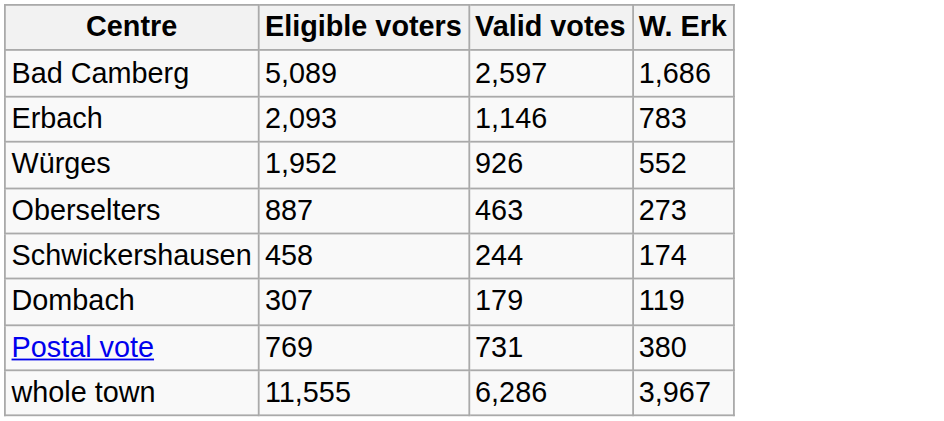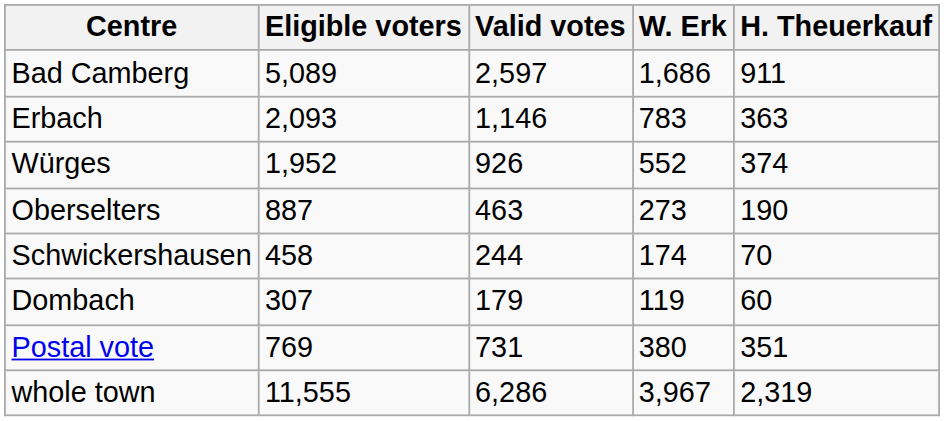+ column: (836, 27)
